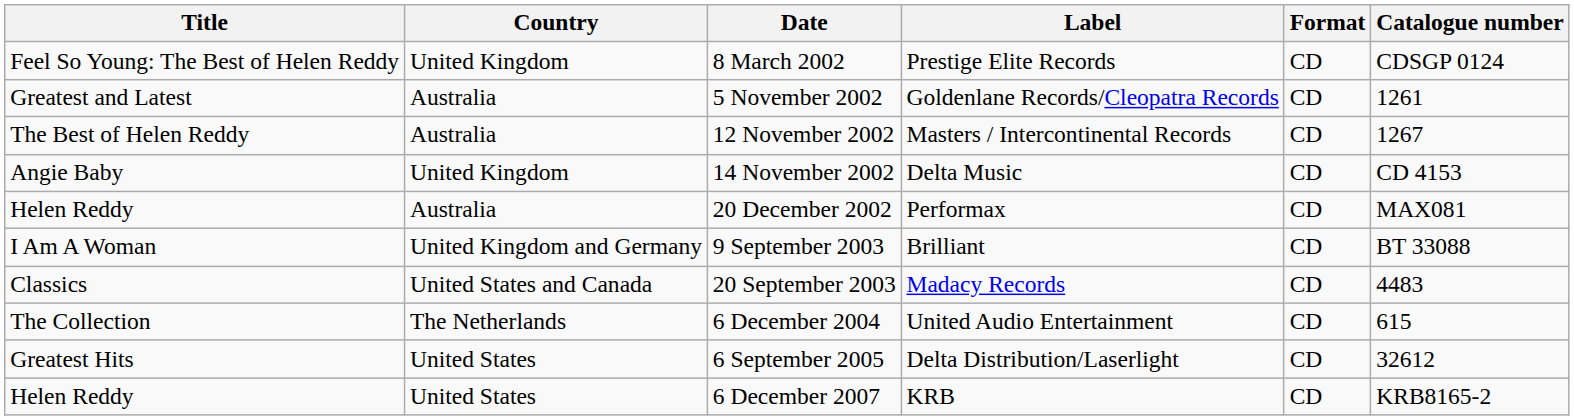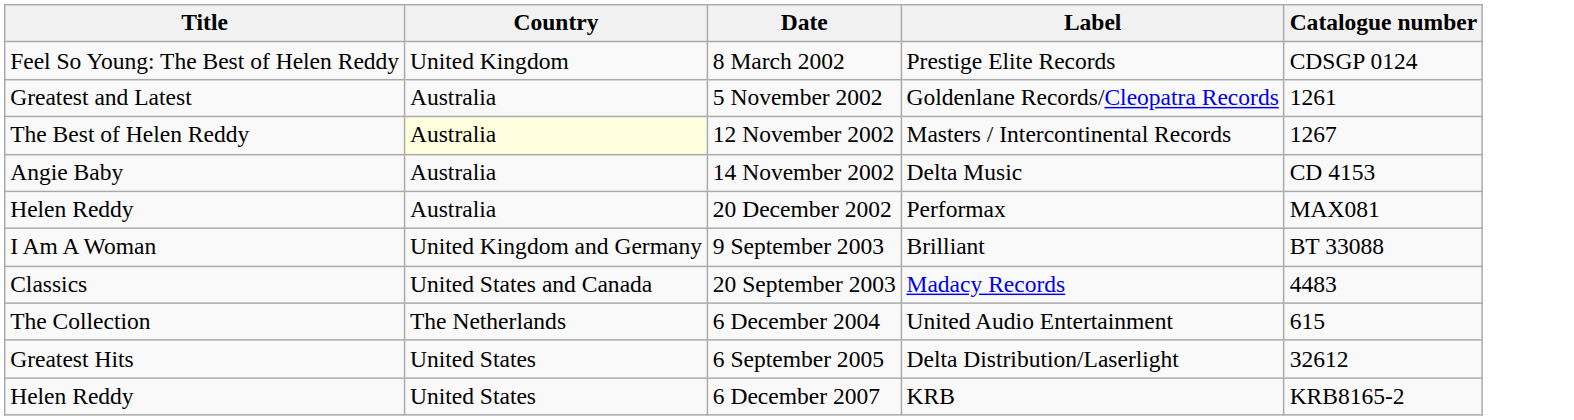- column: (1328, 23)
(453, 135) no background -> (453, 135) lightyellow background
(489, 172) United Kingdom -> (453, 172) Australia
